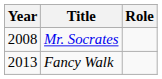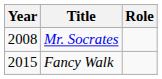(23, 62) 2013 -> (23, 62) 2015
